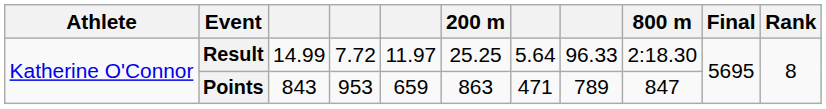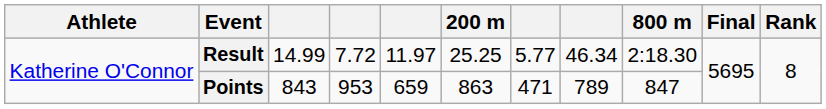(535, 55) 5.64 -> (535, 55) 5.77
(591, 55) 96.33 -> (591, 55) 46.34
